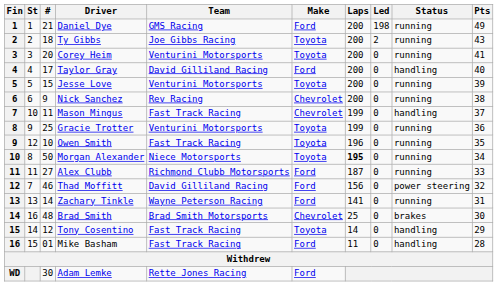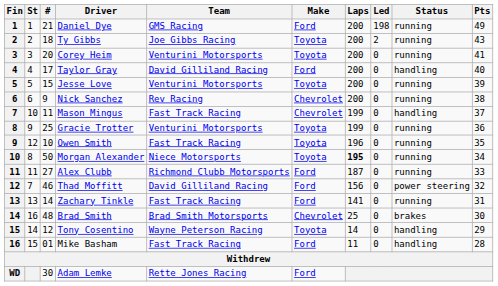(206, 201) Wayne Peterson Racing -> (195, 201) Fast Track Racing
(195, 230) Fast Track Racing -> (206, 230) Wayne Peterson Racing
